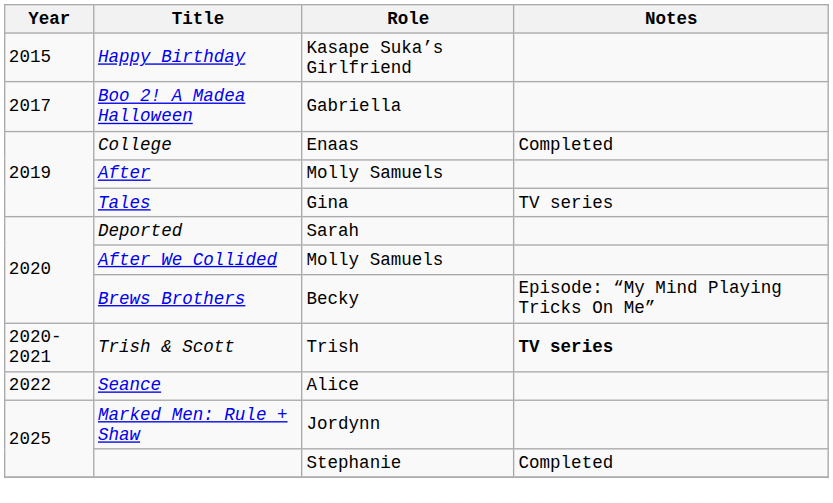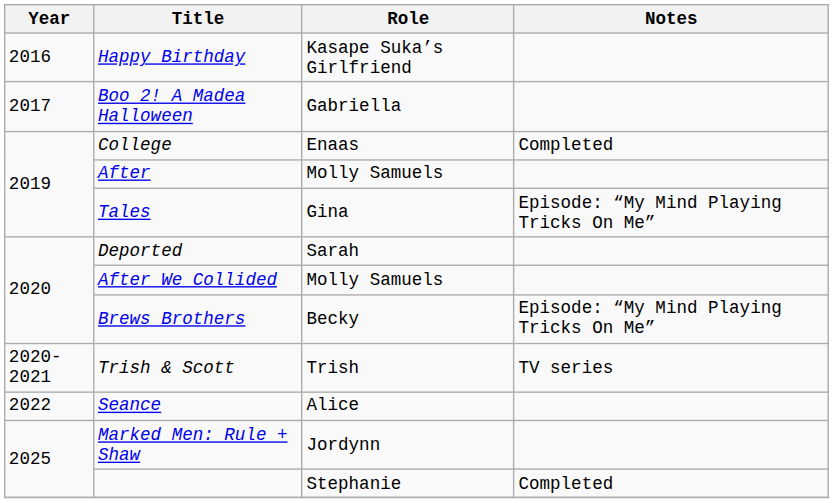(30, 58) 2015 -> (30, 58) 2016
(566, 202) TV series -> (650, 213) Episode: “My Mind Playing Tricks On Me”
(566, 347) bold -> (566, 368) normal
